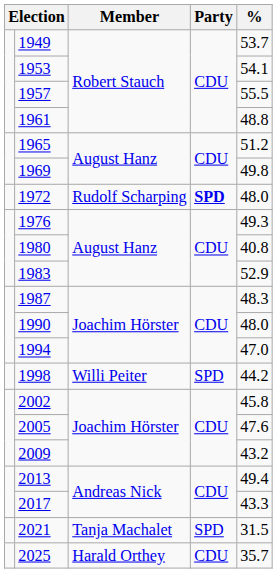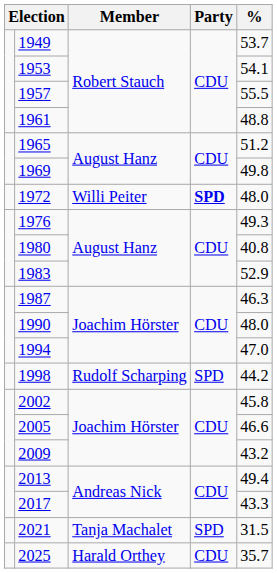(129, 196) Rudolf Scharping -> (109, 196) Willi Peiter
(254, 299) 48.3 -> (254, 299) 46.3
(109, 376) Willi Peiter -> (129, 376) Rudolf Scharping
(254, 427) 47.6 -> (254, 427) 46.6
